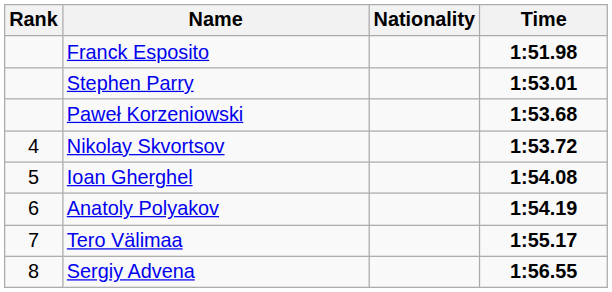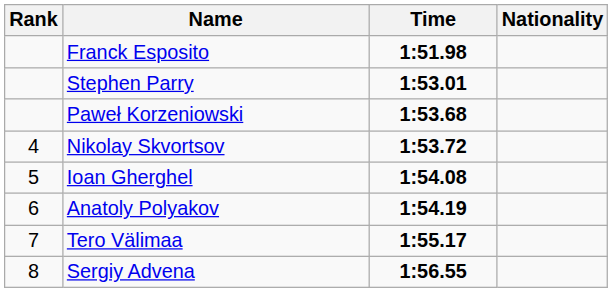columns swapped: (424, 20) <-> (544, 20)
